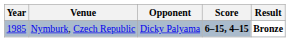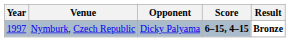(16, 29) 1985 -> (16, 29) 1997
